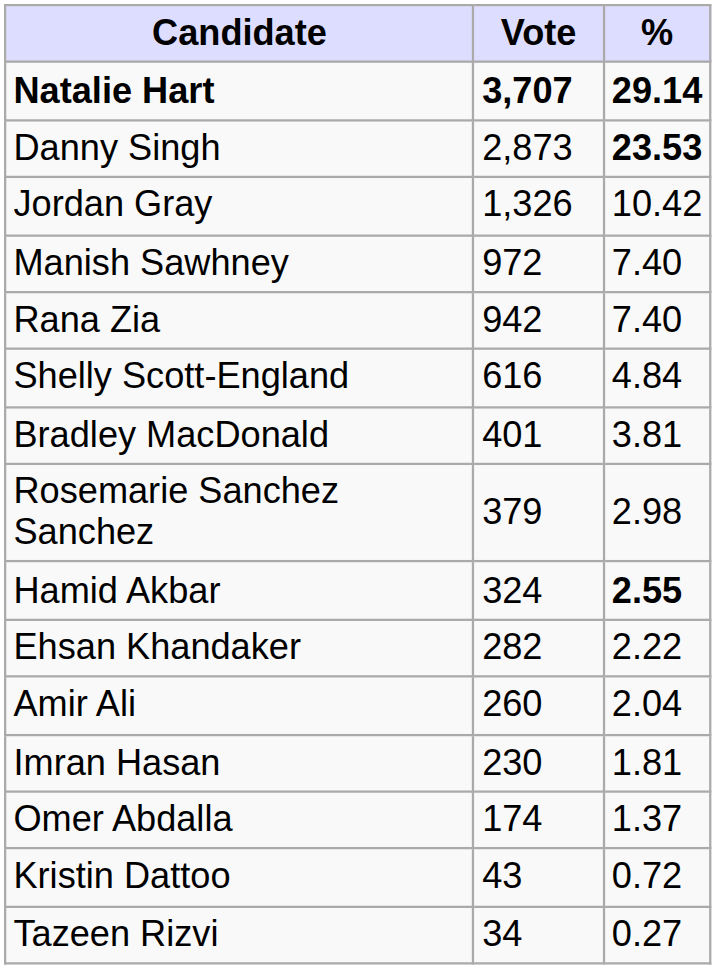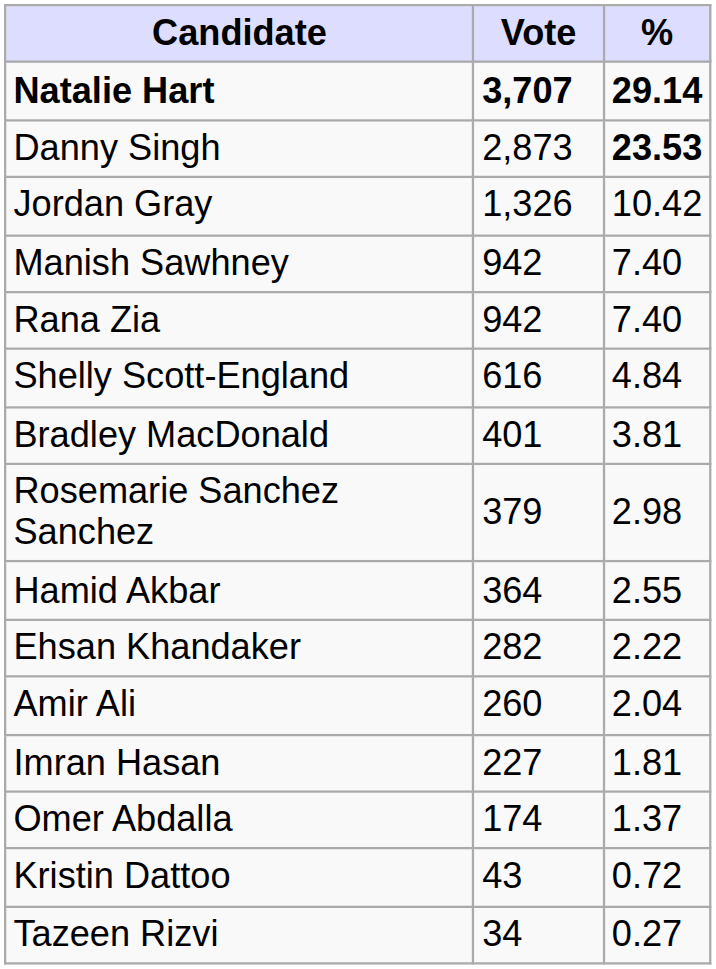(512, 262) 972 -> (512, 262) 942
(512, 589) 324 -> (512, 589) 364
(647, 589) bold -> (647, 589) normal
(512, 762) 230 -> (512, 762) 227
